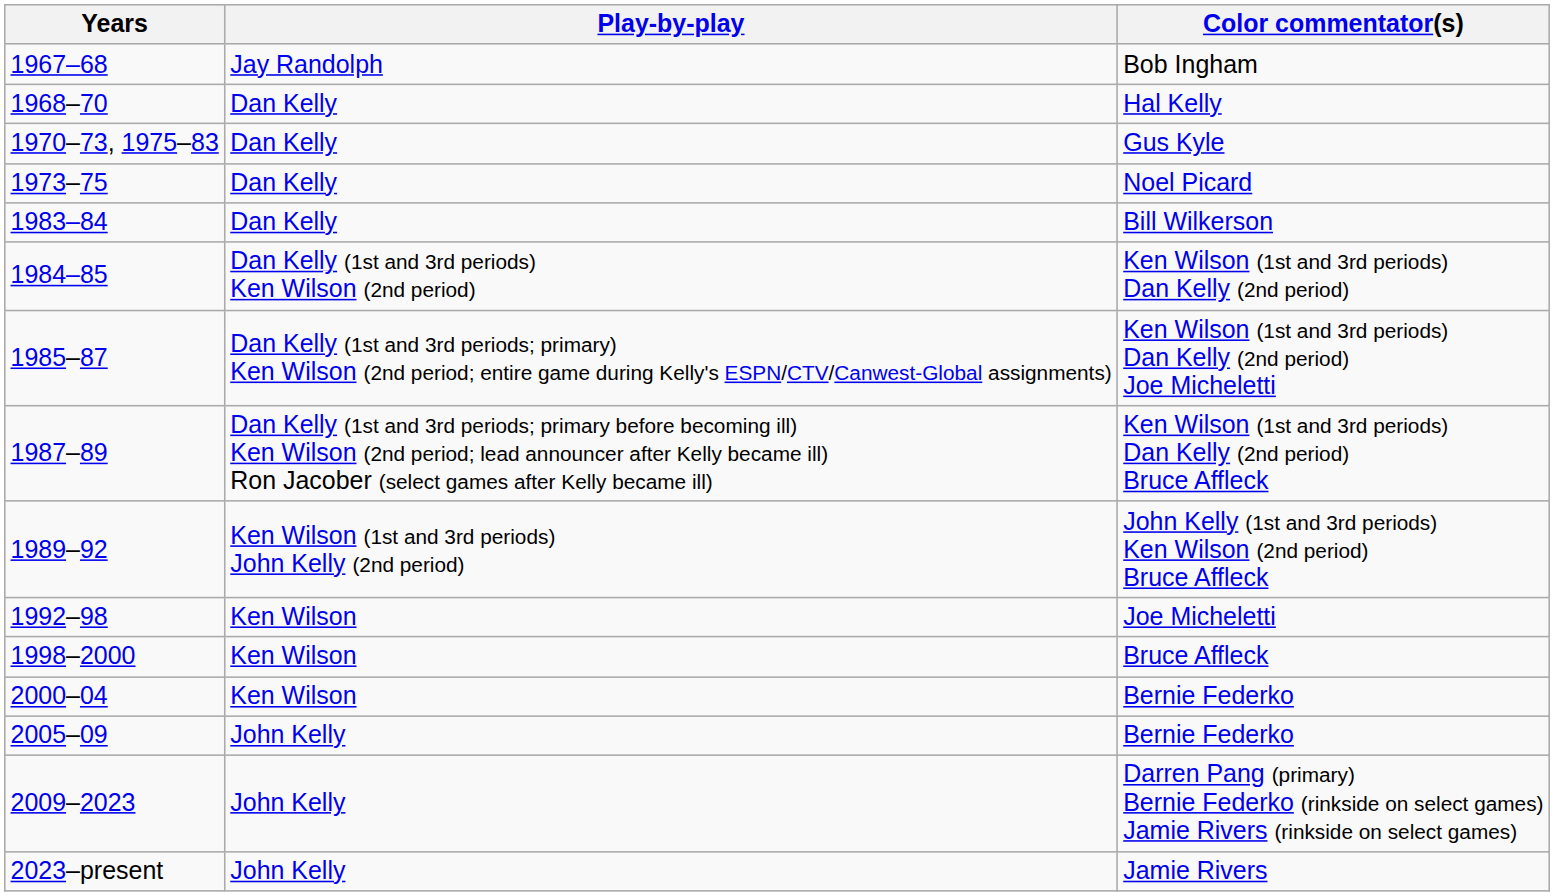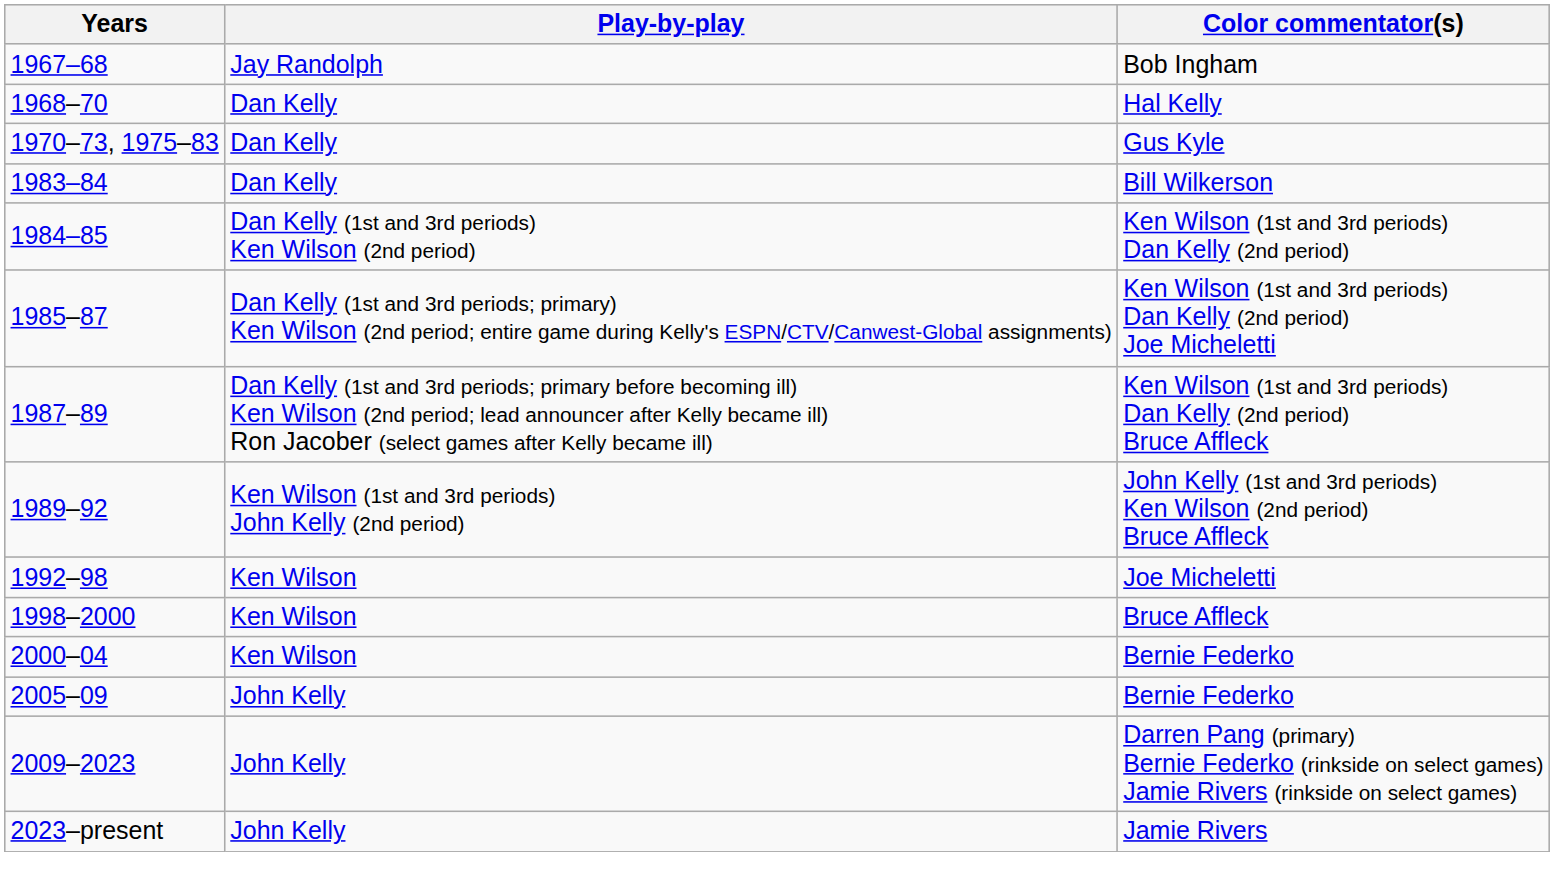- row: (59, 182)
